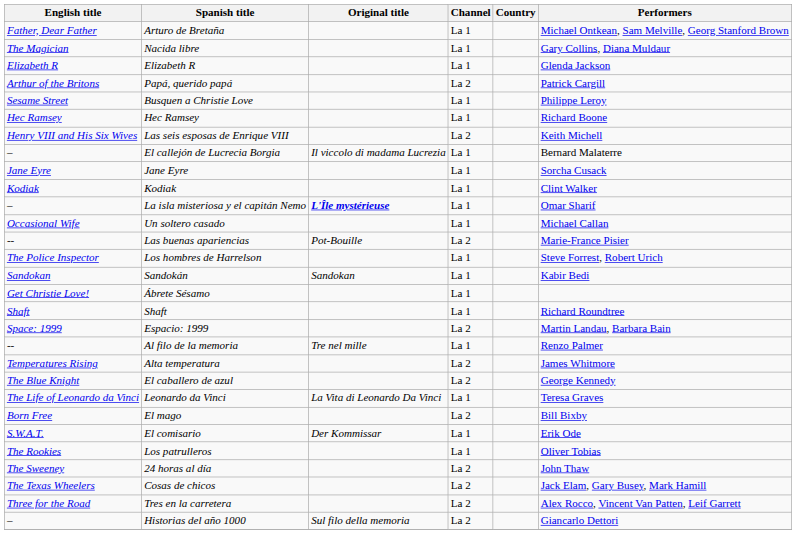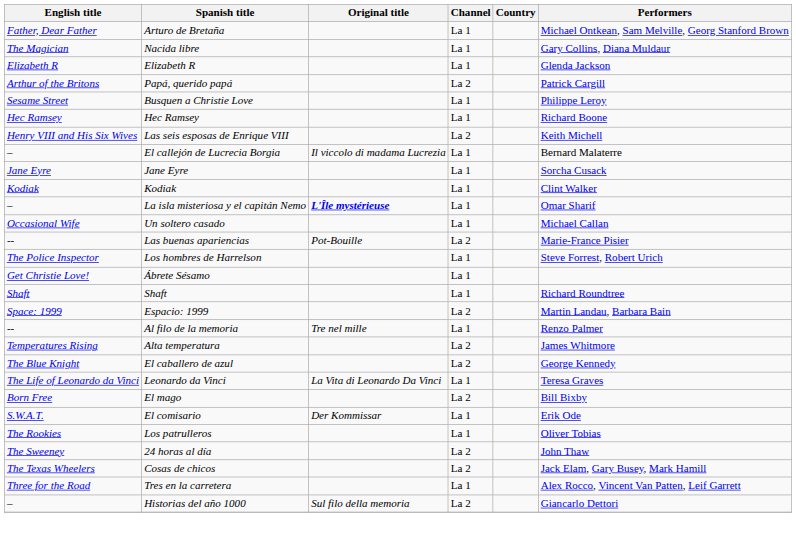- row: (166, 275)
(461, 503) La 2 -> (461, 485) La 1
